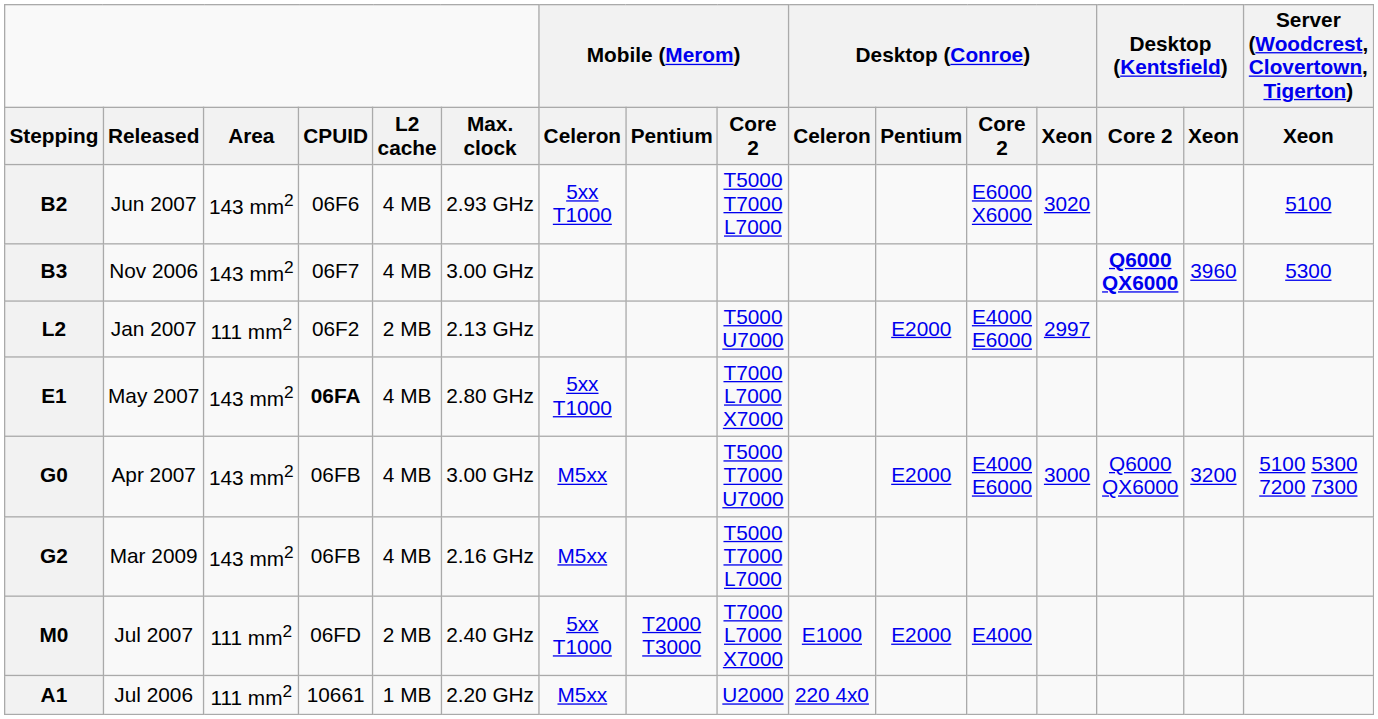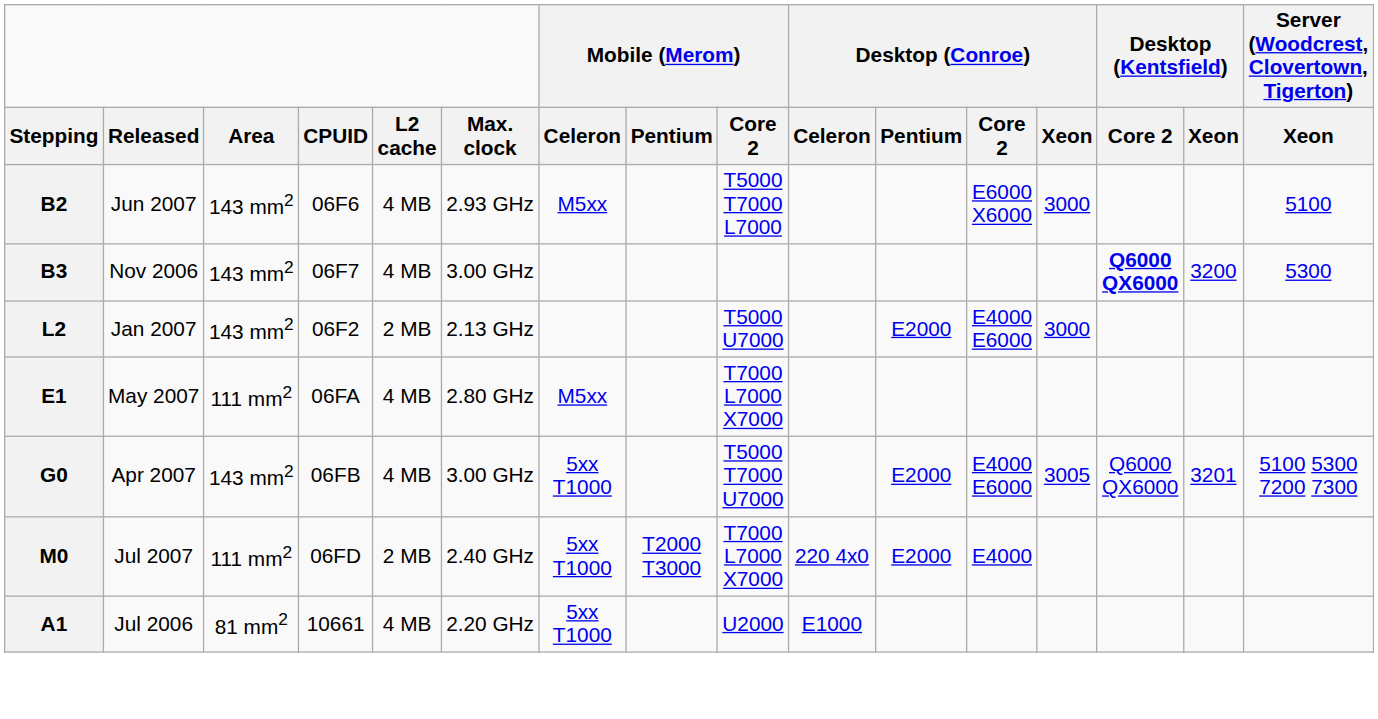(582, 203) 5xx T1000 -> (582, 203) M5xx
(1067, 203) 3020 -> (1067, 203) 3000
(1213, 272) 3960 -> (1213, 272) 3200
(251, 328) 111 mm2 -> (251, 328) 143 mm2
(1067, 328) 2997 -> (1067, 328) 3000
(251, 396) 143 mm2 -> (251, 396) 111 mm2
(336, 396) bold -> (336, 396) normal
(582, 396) 5xx T1000 -> (582, 396) M5xx
(582, 476) M5xx -> (582, 476) 5xx T1000
(1067, 476) 3000 -> (1067, 476) 3005
(1213, 476) 3200 -> (1213, 476) 3201
- row: (54, 556)
(832, 635) E1000 -> (832, 556) 220 4x0
(251, 695) 111 mm2 -> (251, 624) 81 mm2
(407, 695) 1 MB -> (407, 624) 4 MB
(582, 695) M5xx -> (582, 624) 5xx T1000
(832, 695) 220 4x0 -> (832, 624) E1000
